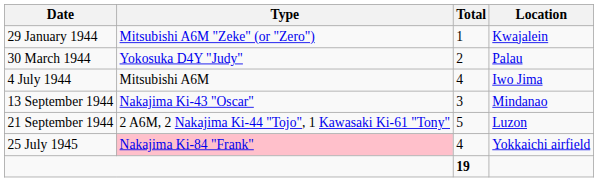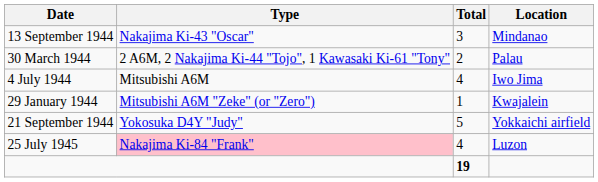rows swapped: (53, 36) <-> (60, 101)
(181, 58) Yokosuka D4Y "Judy" -> (285, 58) 2 A6M, 2 Nakajima Ki-44 "Tojo", 1 Kawasaki Ki-61 "Tony"
(285, 123) 2 A6M, 2 Nakajima Ki-44 "Tojo", 1 Kawasaki Ki-61 "Tony" -> (181, 123) Yokosuka D4Y "Judy"
(510, 123) Luzon -> (541, 123) Yokkaichi airfield
(541, 144) Yokkaichi airfield -> (510, 144) Luzon
